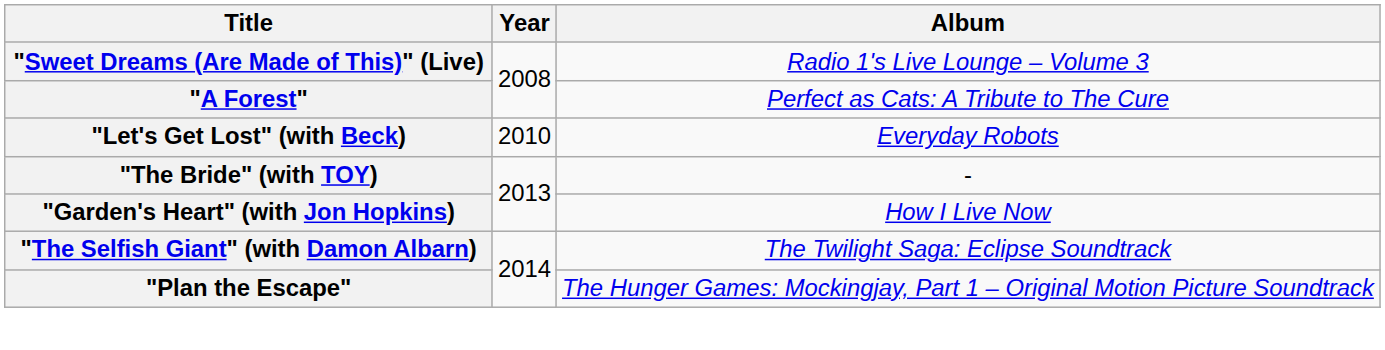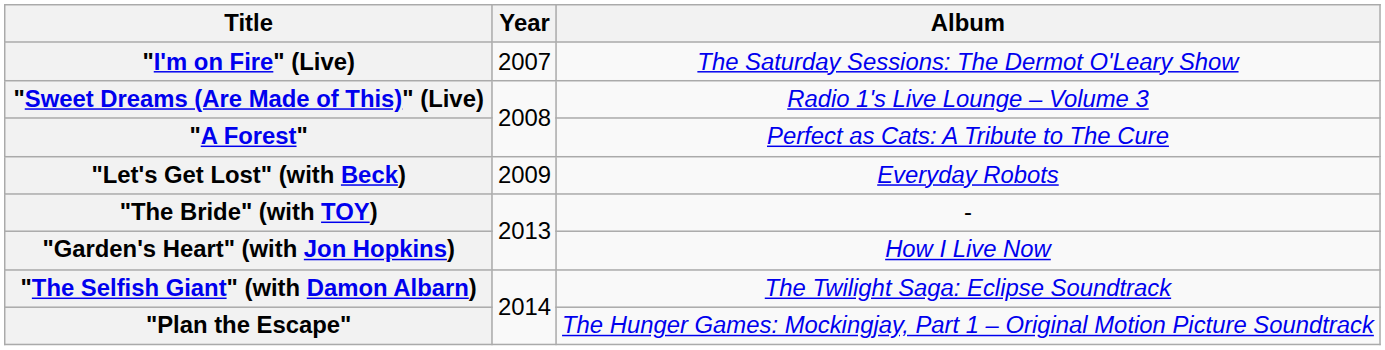+ row: (249, 61)
(525, 136) 2010 -> (525, 174) 2009
